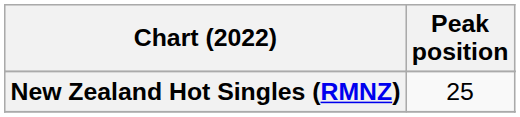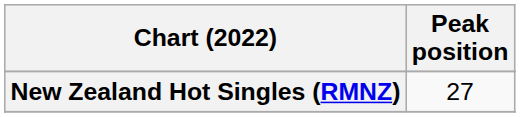(460, 91) 25 -> (460, 91) 27
